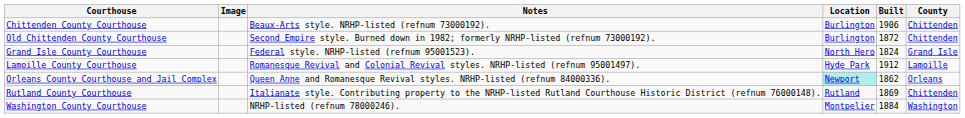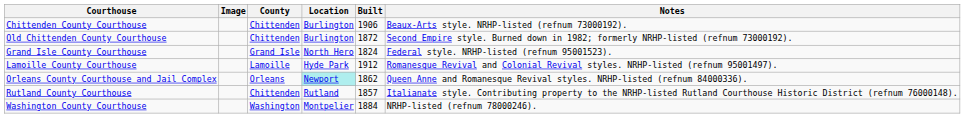columns swapped: (933, 11) <-> (535, 11)
(889, 92) 1869 -> (368, 92) 1857
